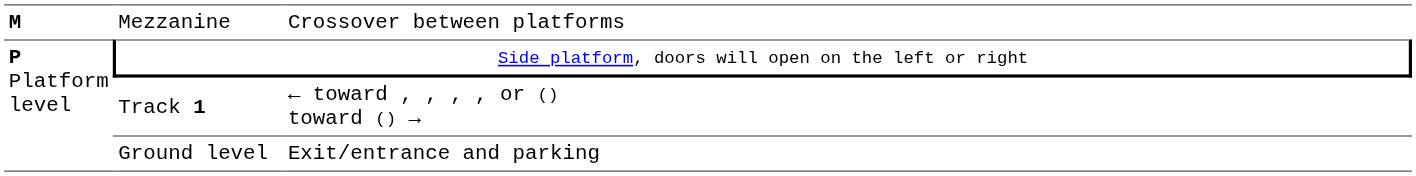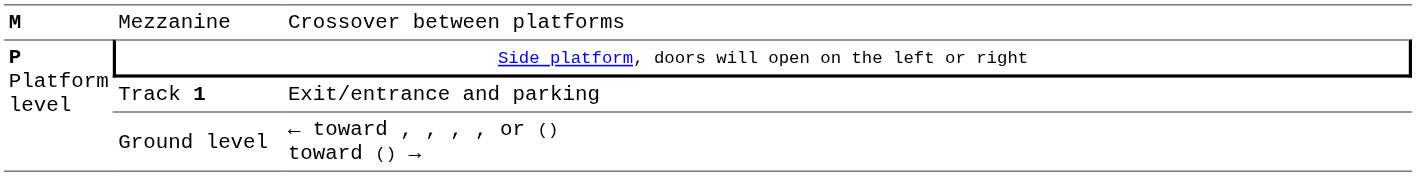(423, 106) ← toward , , , , or () toward () → -> (444, 94) Exit/entrance and parking
(444, 154) Exit/entrance and parking -> (423, 142) ← toward , , , , or () toward () →
